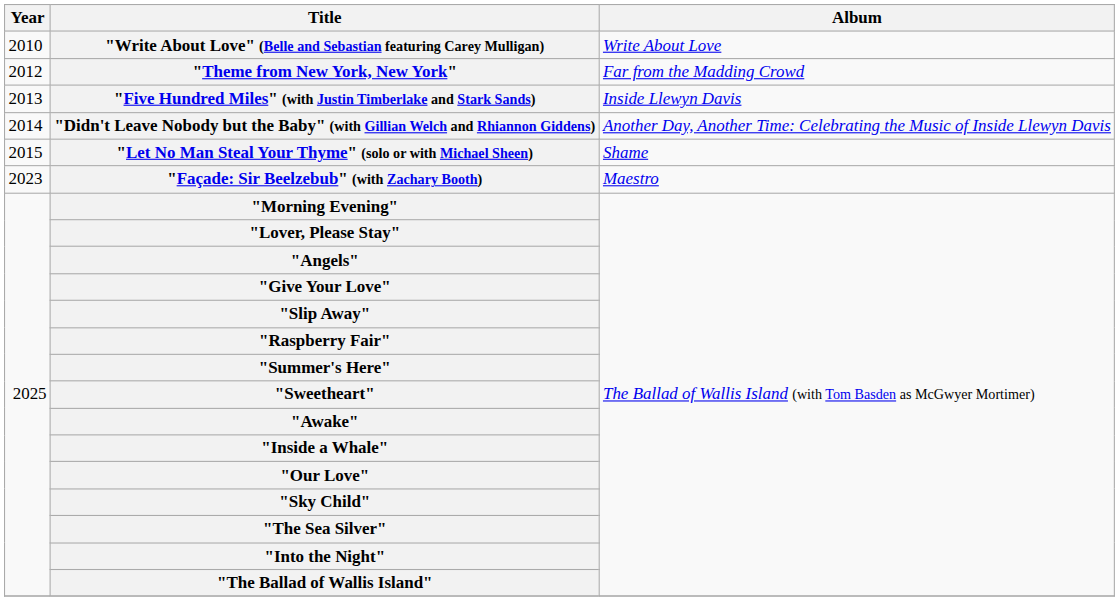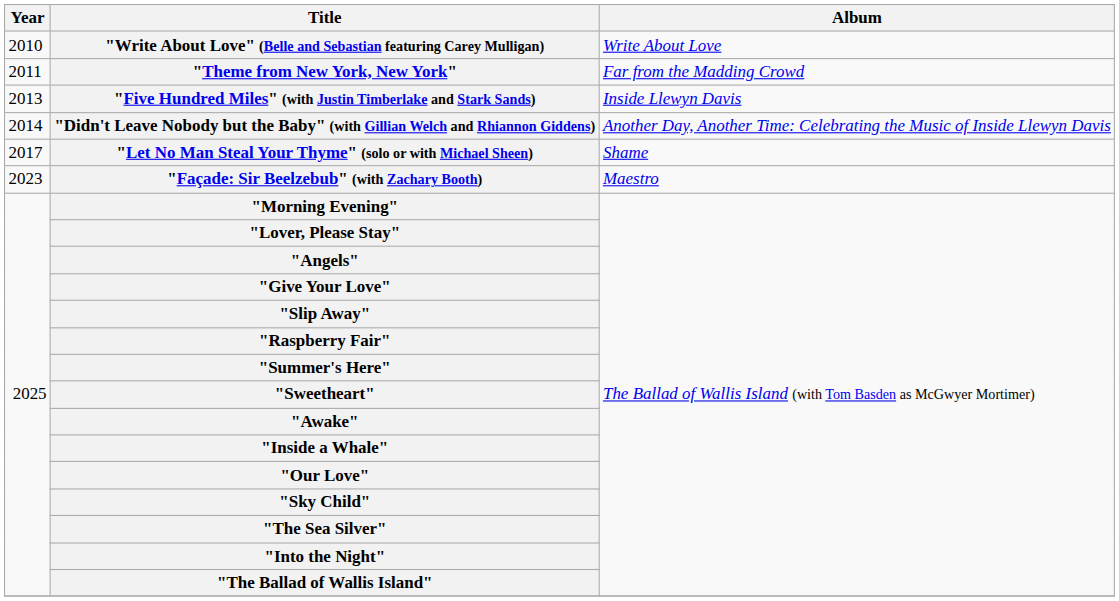(25, 71) 2012 -> (25, 71) 2011
(25, 152) 2015 -> (25, 152) 2017
